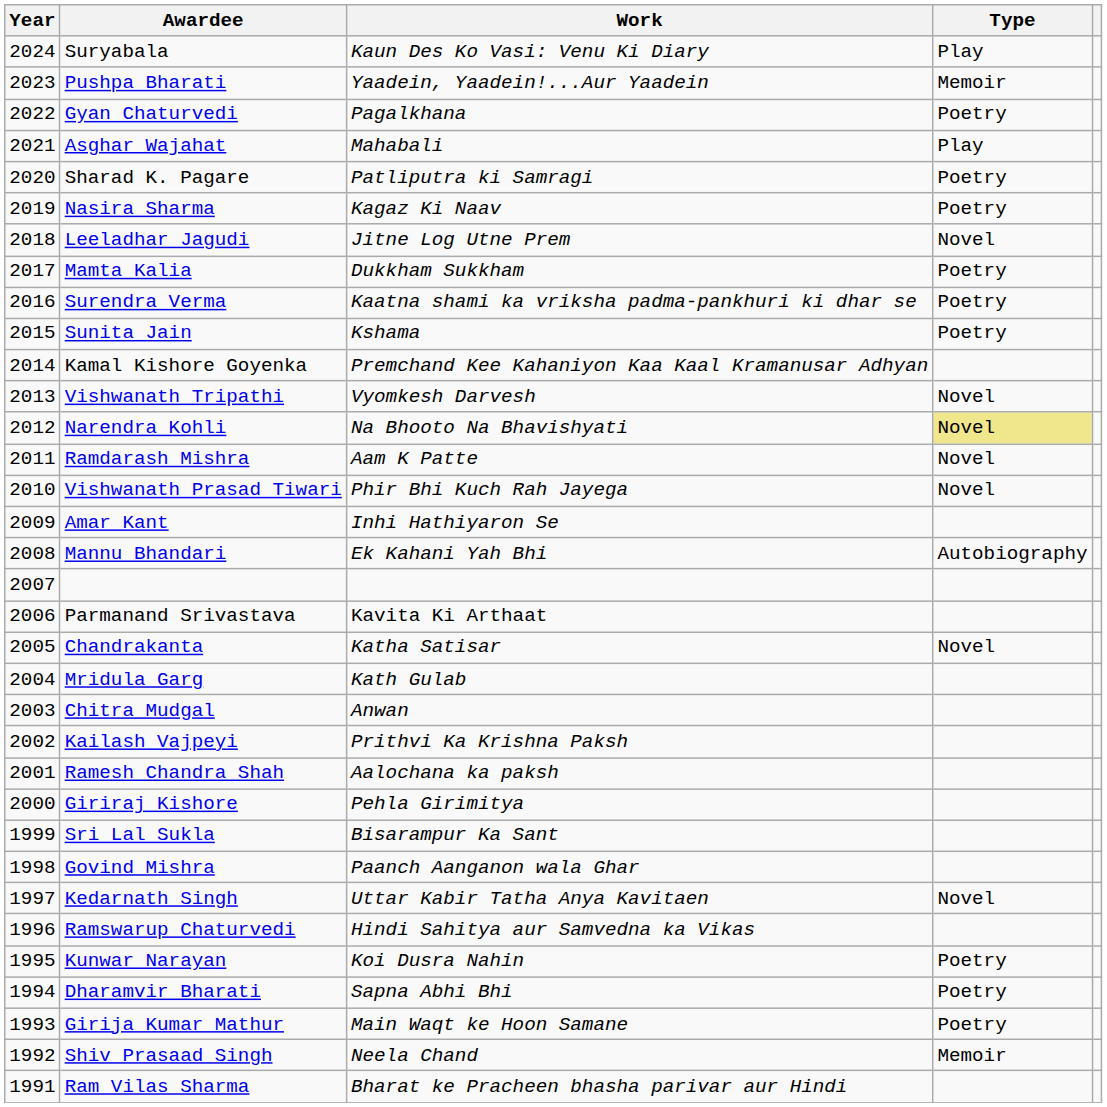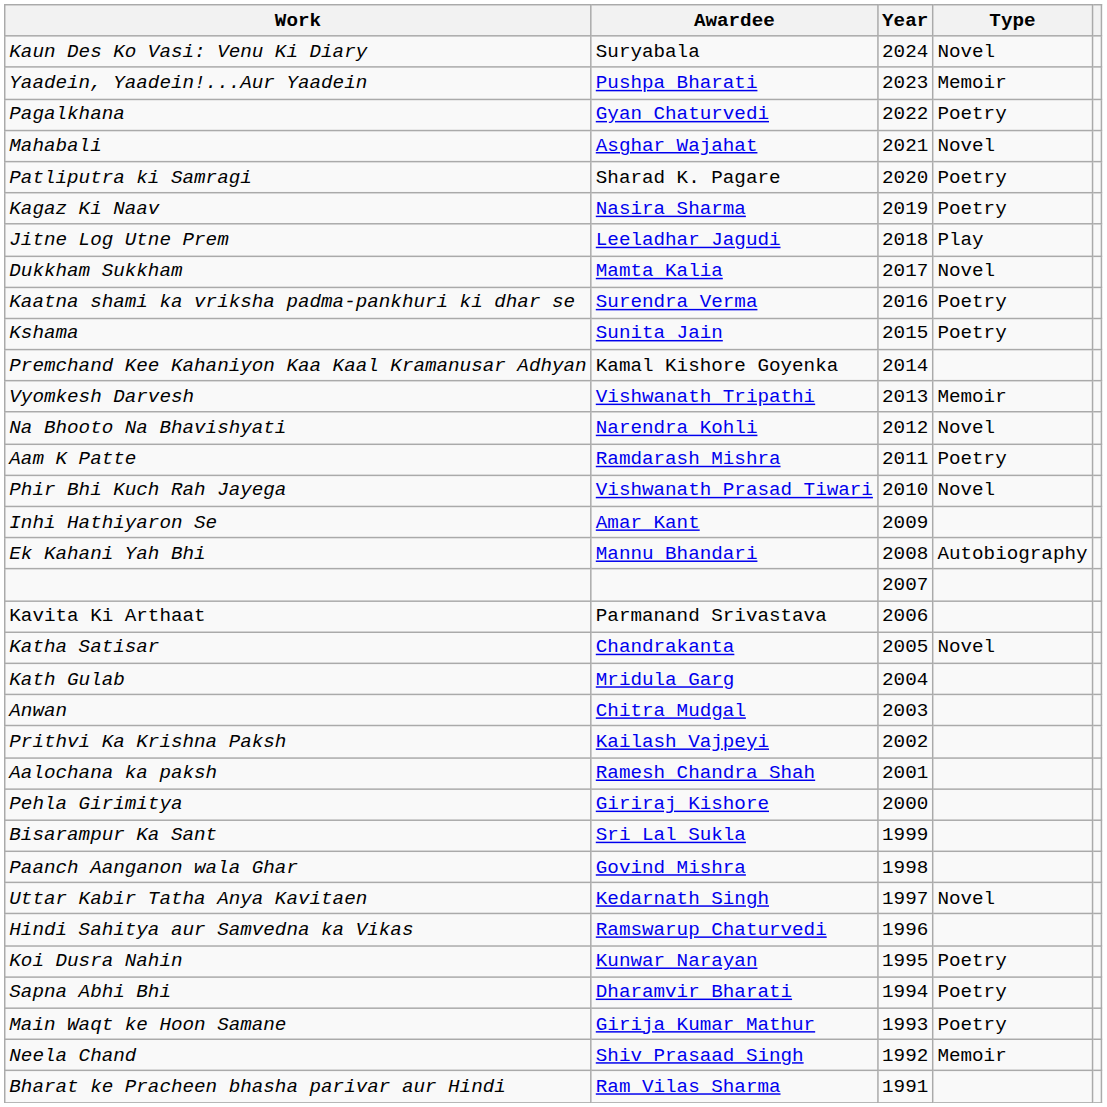columns swapped: (32, 20) <-> (640, 20)
(961, 52) Play -> (966, 52) Novel
(961, 146) Play -> (966, 146) Novel
(966, 240) Novel -> (961, 240) Play
(972, 271) Poetry -> (966, 271) Novel
(966, 397) Novel -> (972, 397) Memoir
(966, 428) khaki background -> (966, 428) no background
(966, 459) Novel -> (972, 459) Poetry
